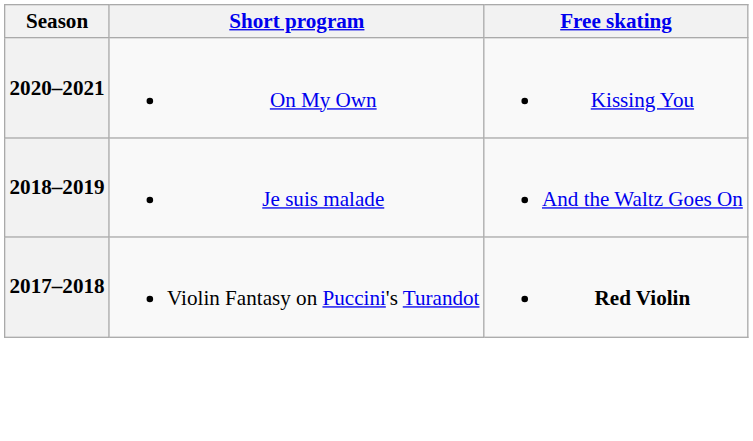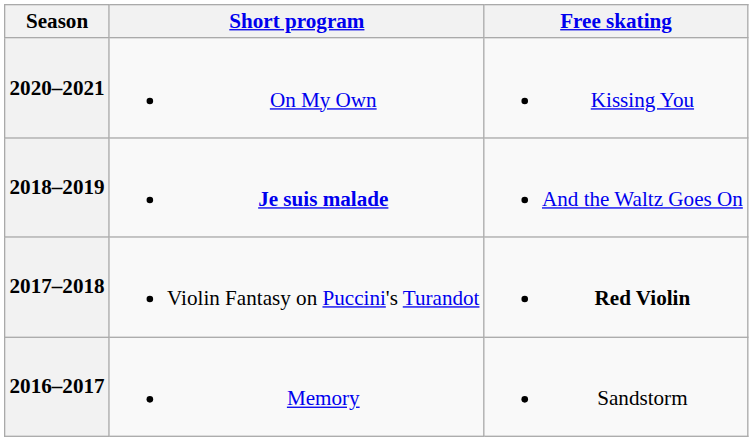(297, 199) normal -> (297, 199) bold
+ row: (57, 386)
